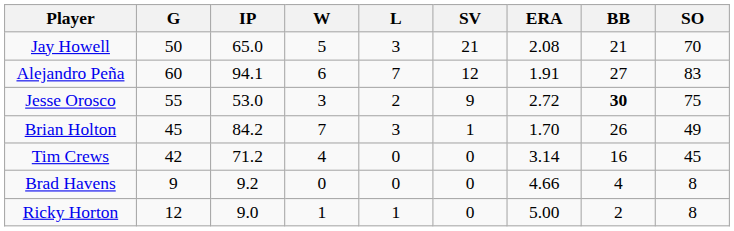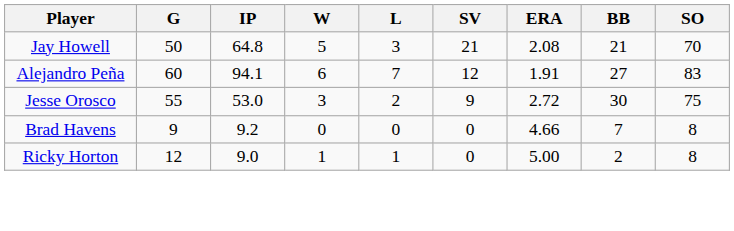(248, 45) 65.0 -> (248, 45) 64.8
(618, 101) bold -> (618, 101) normal
- row: (70, 128)
- row: (70, 156)
(618, 184) 4 -> (618, 128) 7
